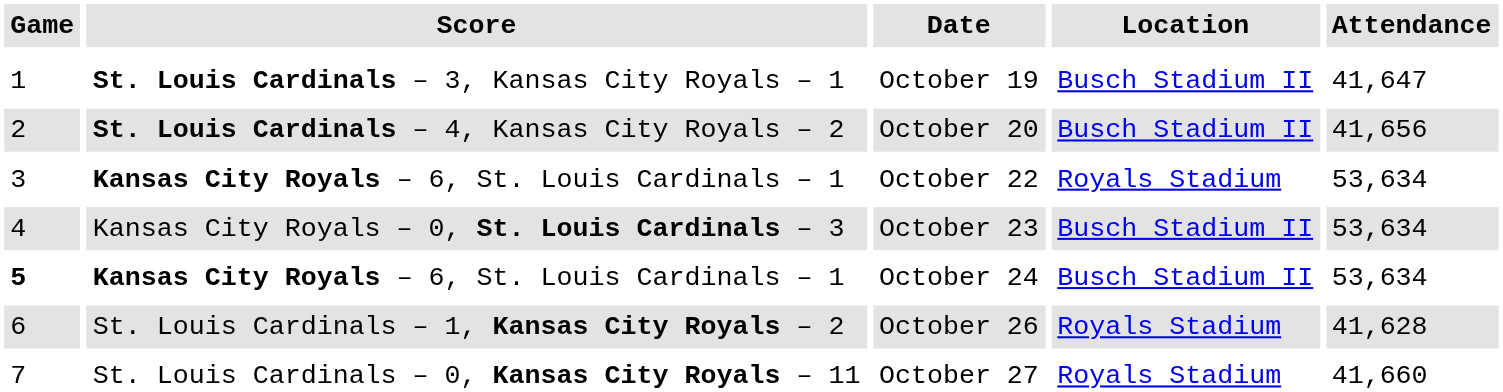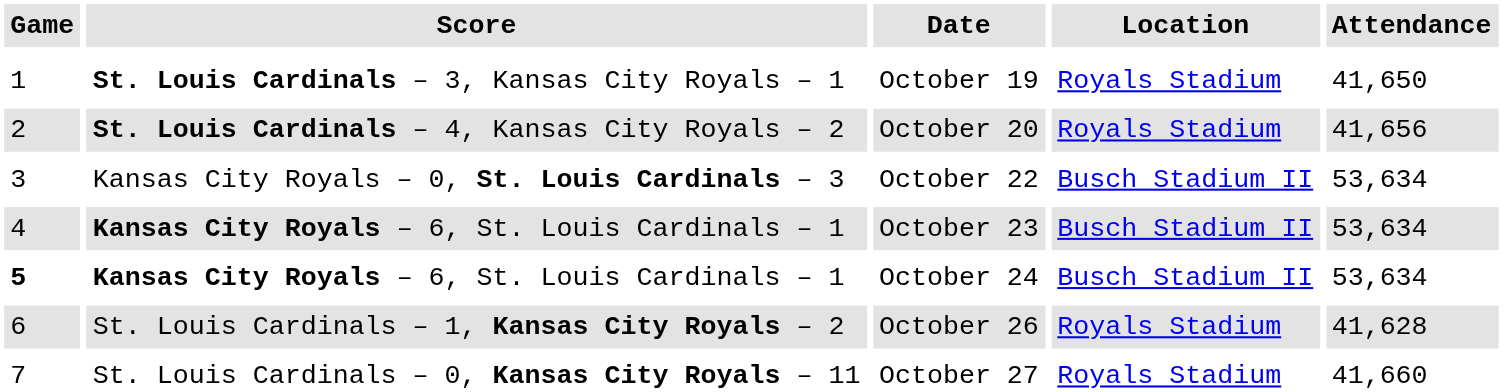(1185, 81) Busch Stadium II -> (1169, 81) Royals Stadium
(1380, 81) 41,647 -> (1380, 81) 41,650
(1185, 130) Busch Stadium II -> (1169, 130) Royals Stadium
(469, 179) Kansas City Royals – 6, St. Louis Cardinals – 1 -> (469, 179) Kansas City Royals – 0, St. Louis Cardinals – 3
(1169, 179) Royals Stadium -> (1185, 179) Busch Stadium II
(469, 229) Kansas City Royals – 0, St. Louis Cardinals – 3 -> (469, 229) Kansas City Royals – 6, St. Louis Cardinals – 1
